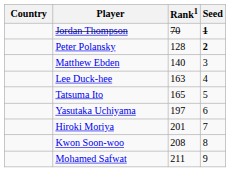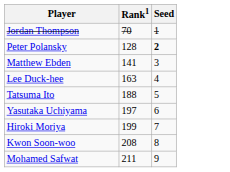- column: (29, 13)
(205, 31) bold -> (156, 31) normal
(178, 63) 140 -> (129, 63) 141
(178, 95) 165 -> (129, 95) 188
(178, 127) 201 -> (129, 127) 199
